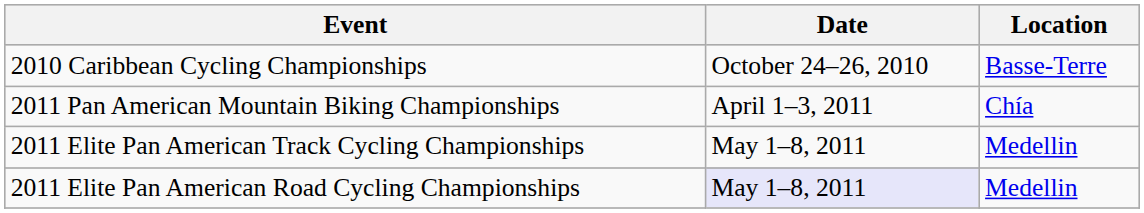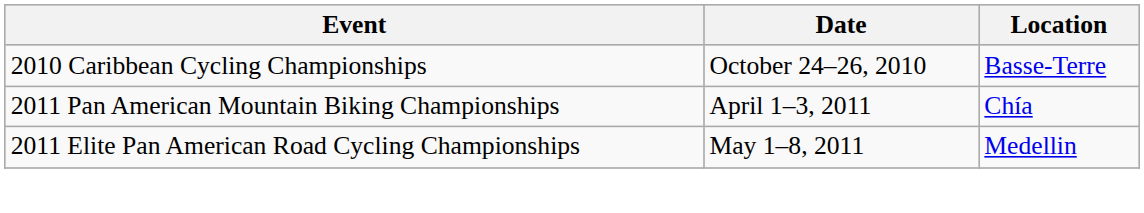- row: (297, 146)
(789, 187) lavender background -> (787, 146) no background
